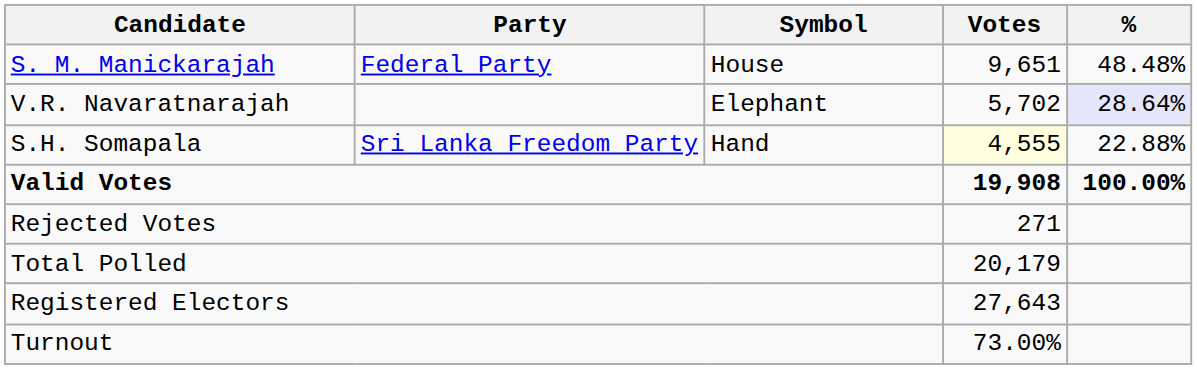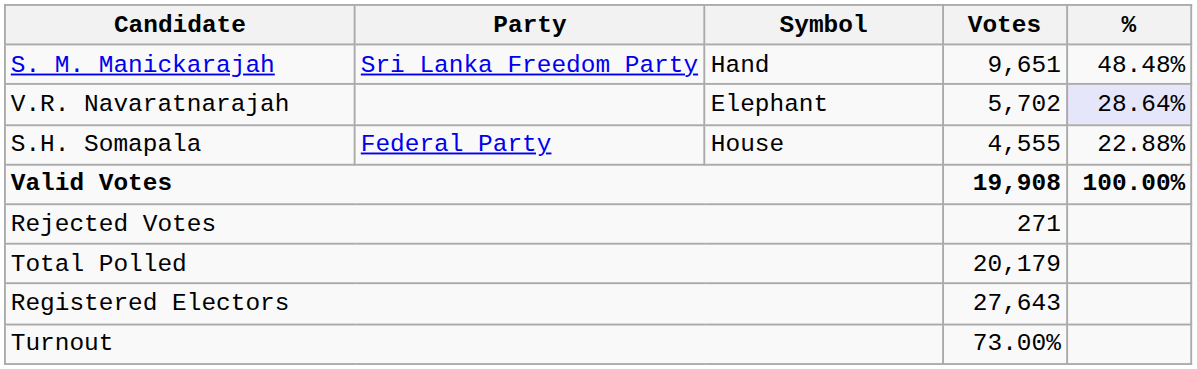(456, 65) Federal Party -> (529, 65) Sri Lanka Freedom Party
(747, 65) House -> (740, 65) Hand
(529, 144) Sri Lanka Freedom Party -> (456, 144) Federal Party
(740, 144) Hand -> (747, 144) House
(1024, 144) lightyellow background -> (1024, 144) no background
